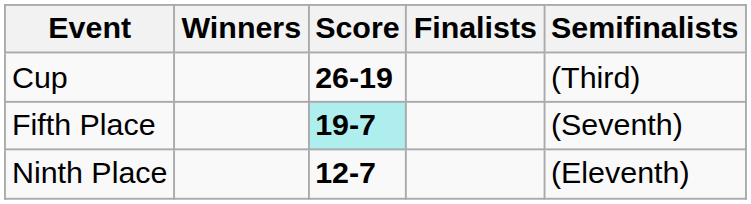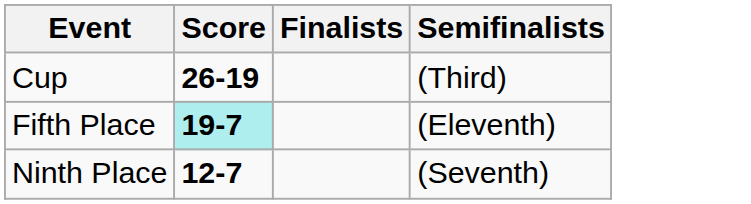- column: (241, 28)
(617, 125) (Seventh) -> (487, 125) (Eleventh)
(620, 173) (Eleventh) -> (483, 173) (Seventh)
